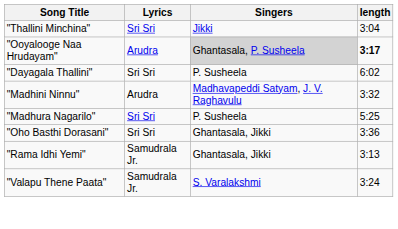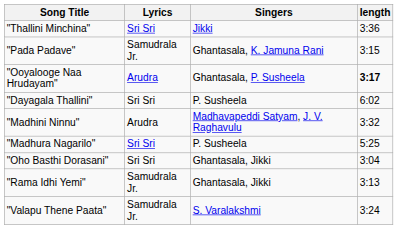(370, 28) 3:04 -> (370, 28) 3:36
+ row: (41, 50)
(249, 50) lightgrey background -> (249, 78) no background
(370, 133) 3:36 -> (370, 160) 3:04
